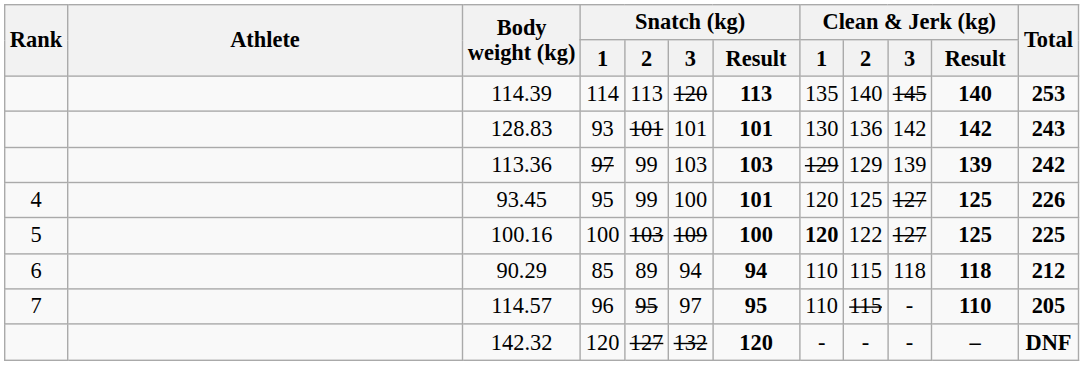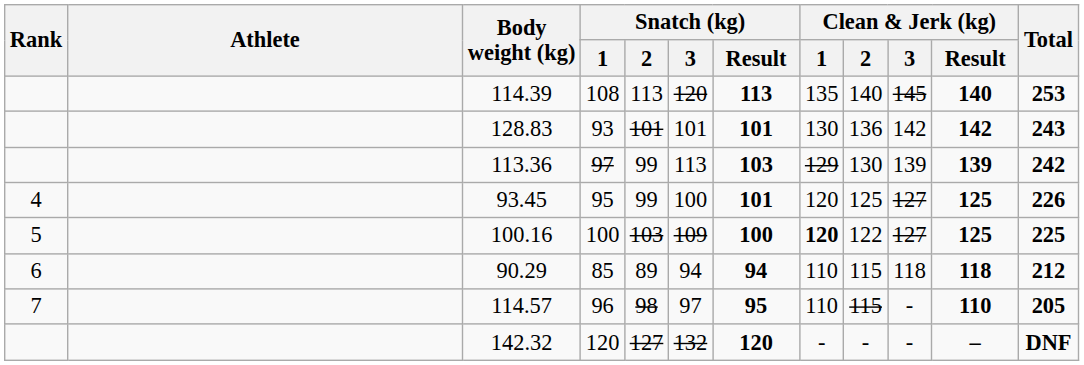(603, 93) 114 -> (603, 93) 108
(690, 164) 103 -> (690, 164) 113
(866, 164) 129 -> (866, 164) 130
(647, 306) 95 -> (647, 306) 98
